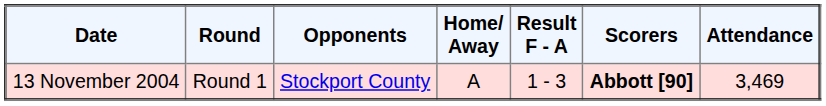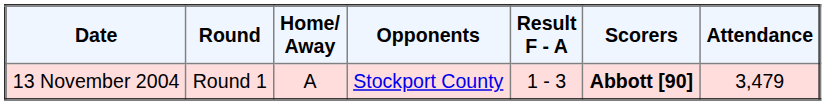columns swapped: (355, 35) <-> (473, 35)
(760, 81) 3,469 -> (760, 81) 3,479
